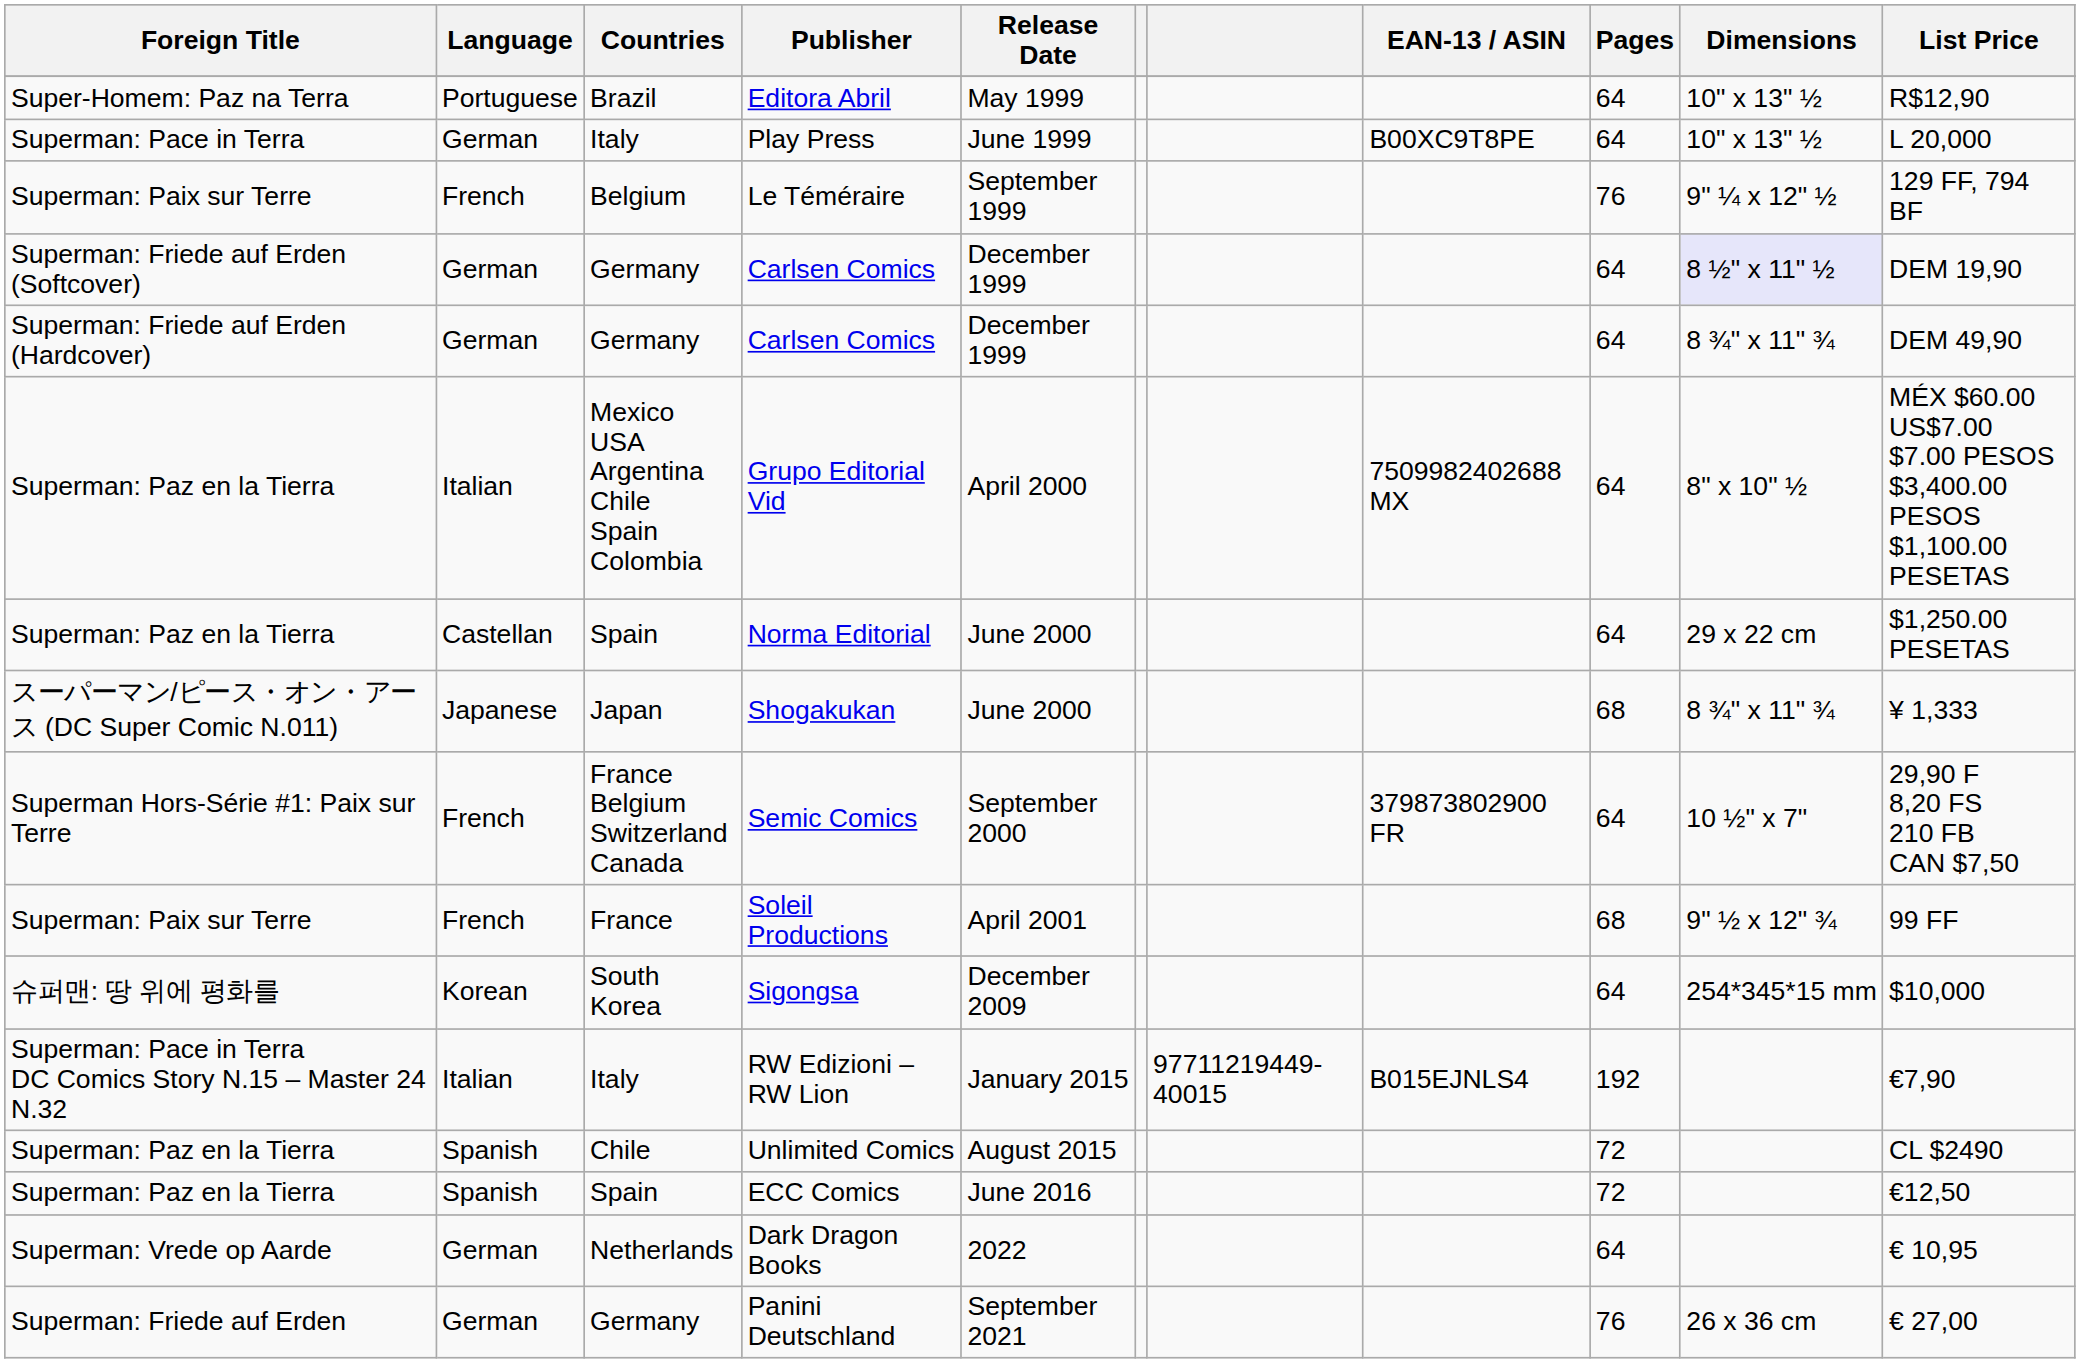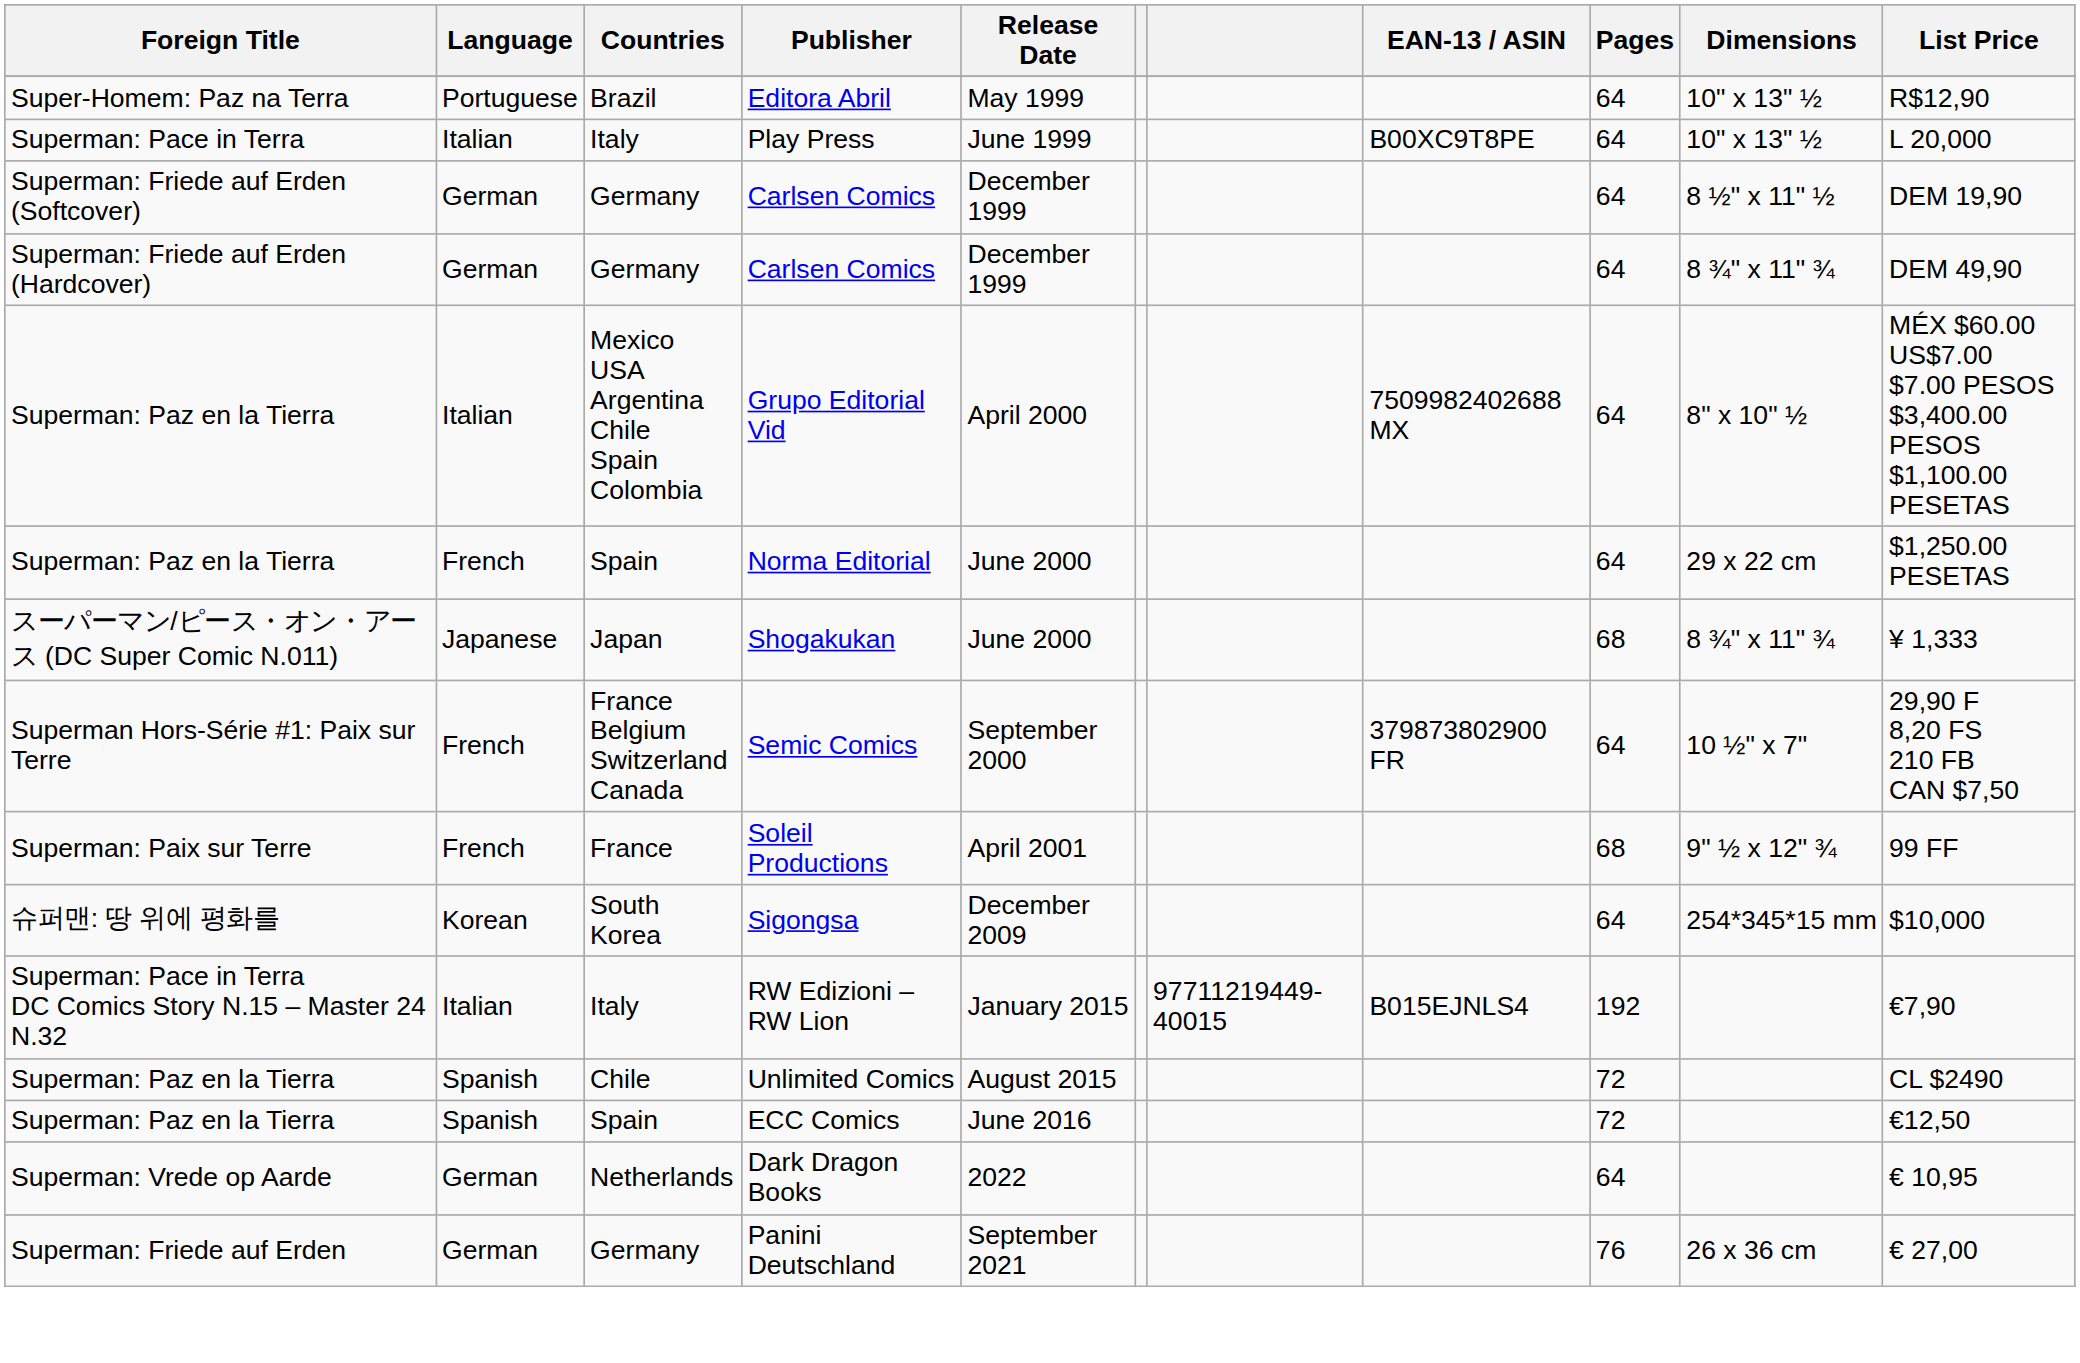(490, 139) German -> (477, 139) Italian
- row: (161, 196)
(1761, 268) lavender background -> (1761, 196) no background
(497, 634) Castellan -> (483, 562) French
